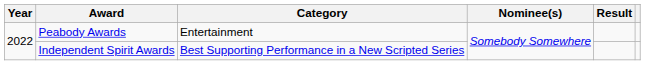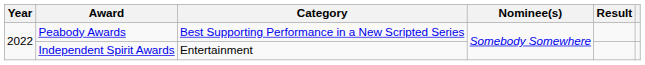(216, 32) Entertainment -> (322, 32) Best Supporting Performance in a New Scripted Series
(322, 50) Best Supporting Performance in a New Scripted Series -> (216, 50) Entertainment
